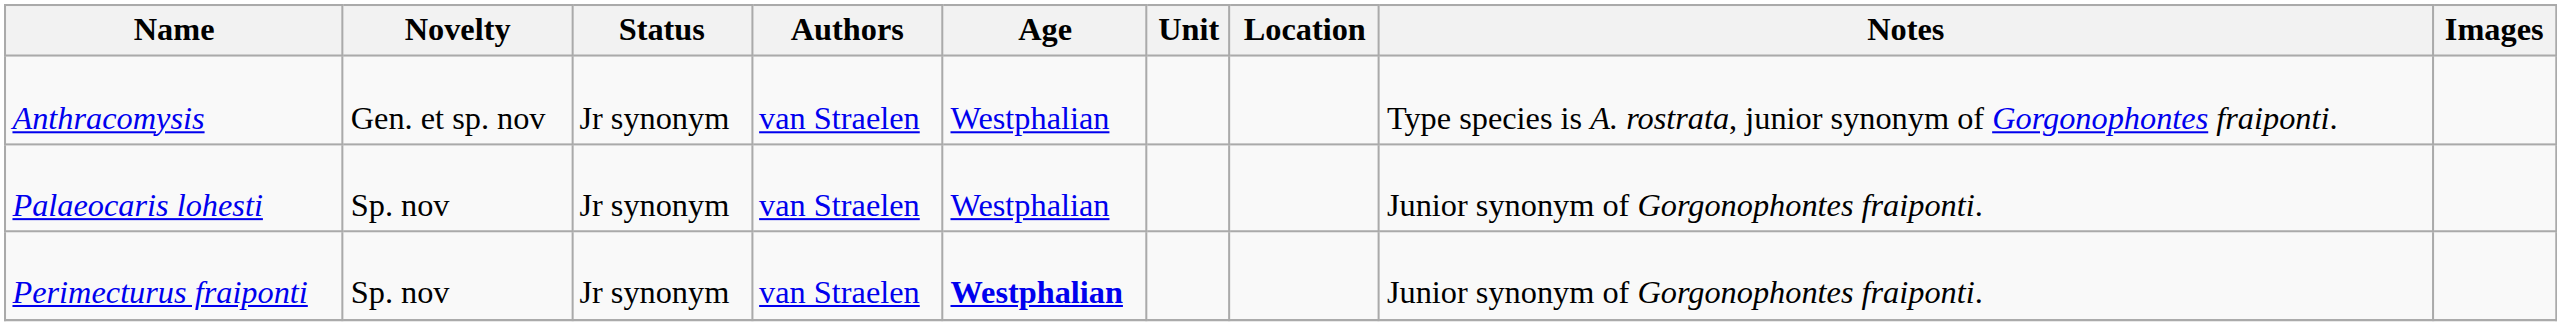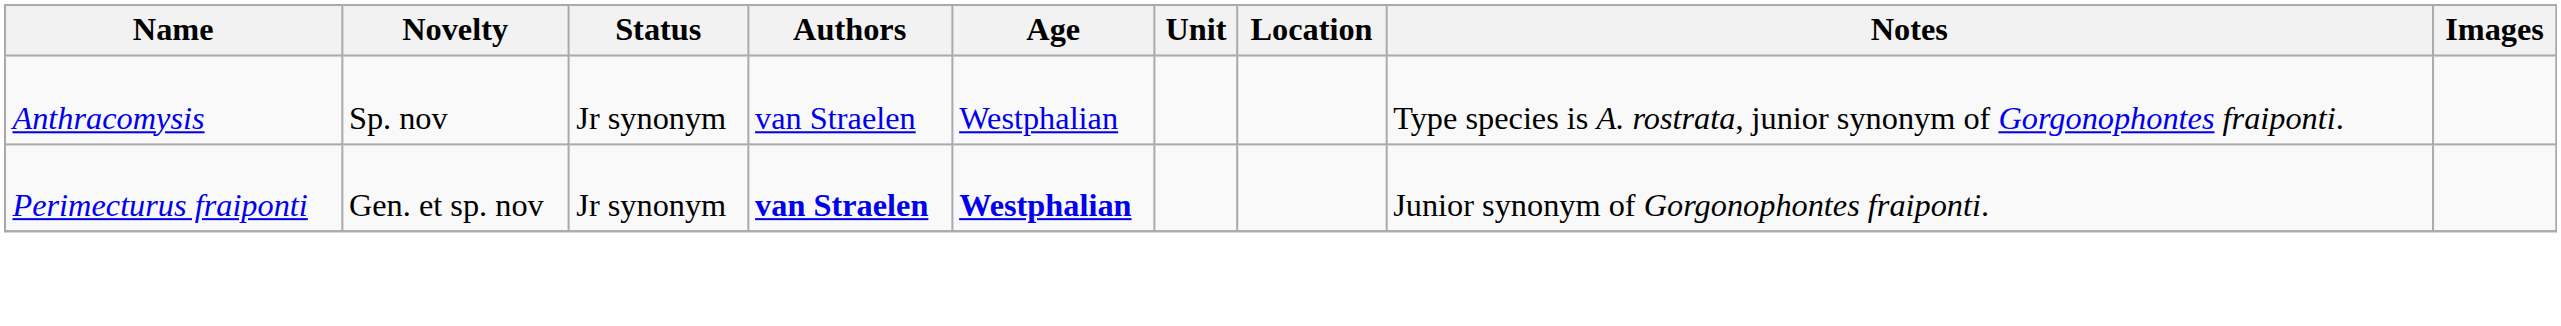(448, 117) Gen. et sp. nov -> (398, 117) Sp. nov
- row: (138, 205)
(400, 292) Sp. nov -> (446, 205) Gen. et sp. nov
(839, 292) normal -> (842, 205) bold
